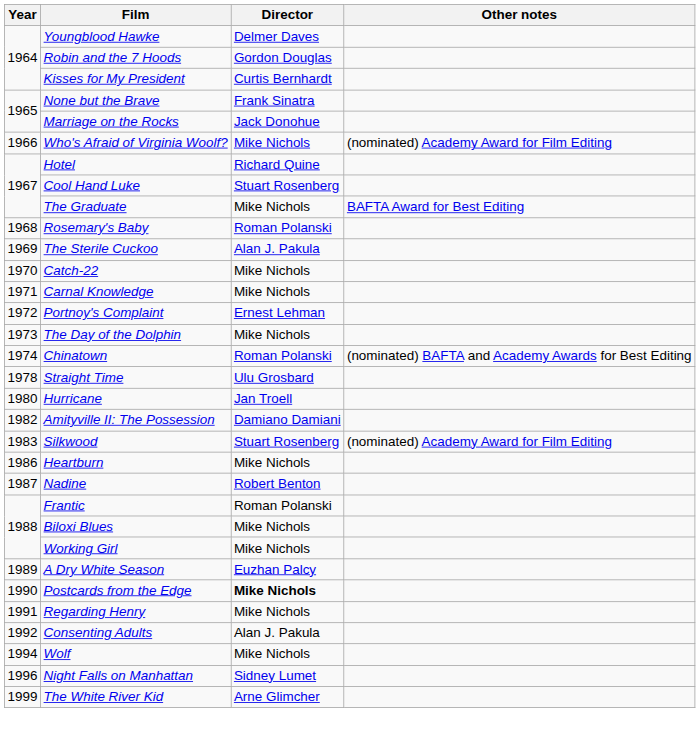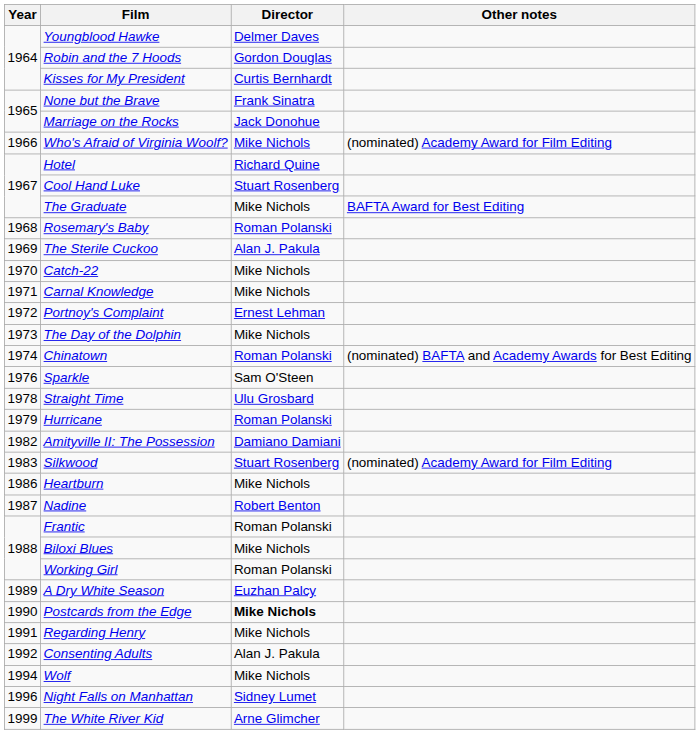+ row: (66, 377)
(22, 398) 1980 -> (22, 420) 1979
(263, 398) Jan Troell -> (283, 420) Roman Polanski
(272, 548) Mike Nichols -> (283, 569) Roman Polanski
